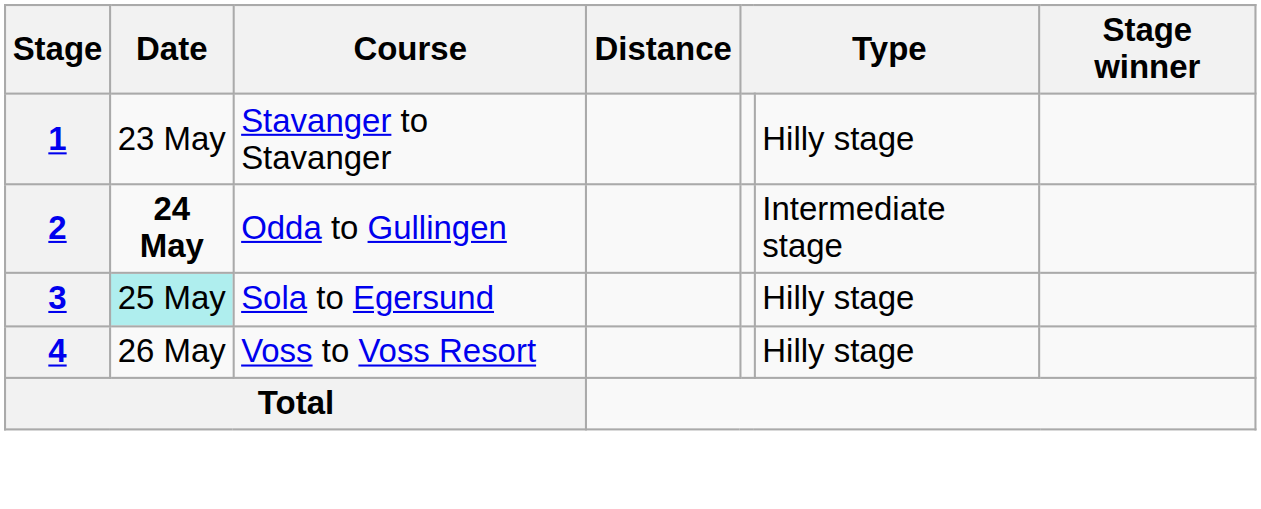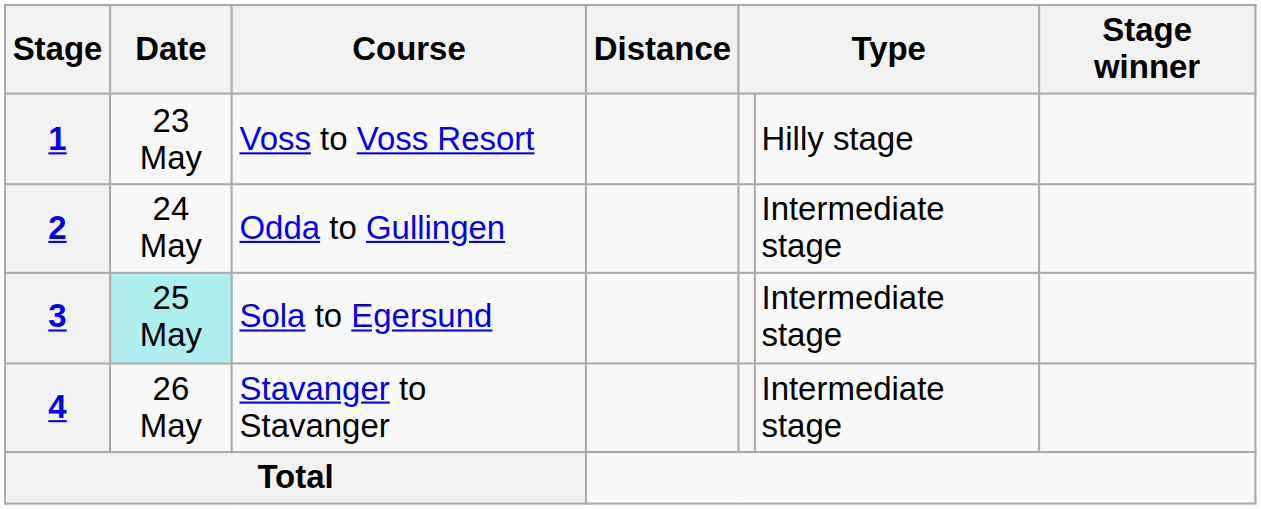(335, 138) Stavanger to Stavanger -> (387, 138) Voss to Voss Resort
(172, 227) bold -> (171, 227) normal
(838, 298) Hilly stage -> (853, 317) Intermediate stage
(389, 350) Voss to Voss Resort -> (333, 406) Stavanger to Stavanger
(838, 350) Hilly stage -> (853, 406) Intermediate stage
